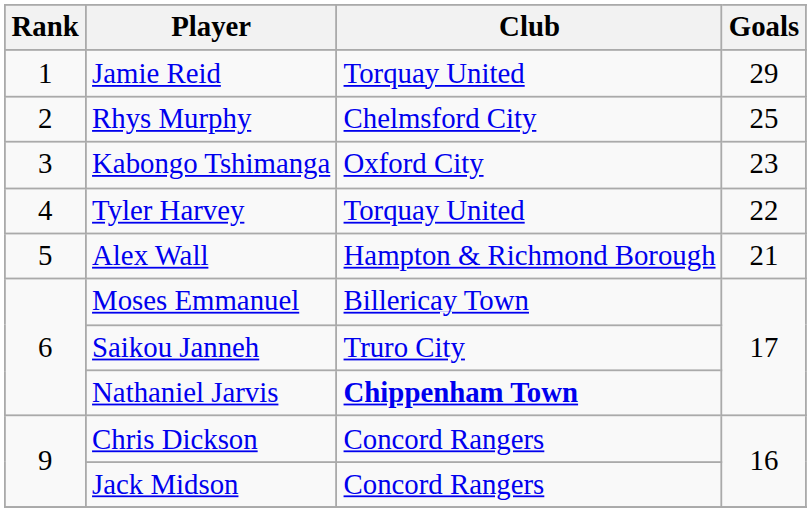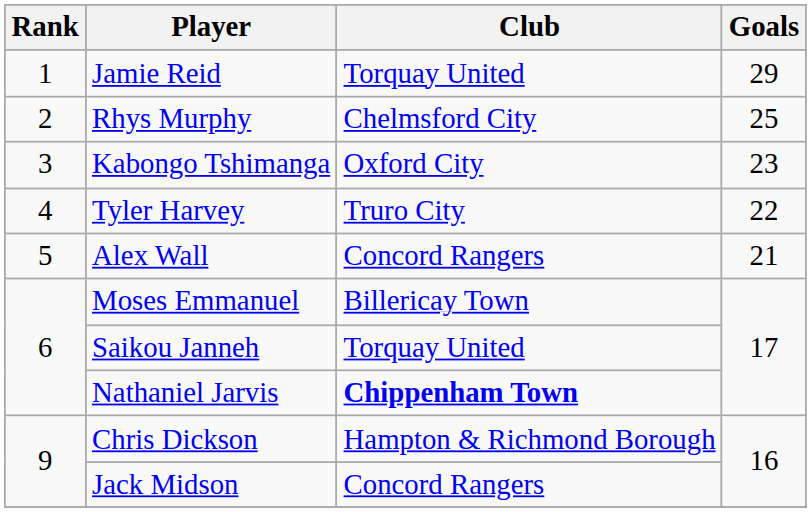(434, 210) Torquay United -> (404, 210) Truro City
(530, 255) Hampton & Richmond Borough -> (444, 255) Concord Rangers
(404, 347) Truro City -> (434, 347) Torquay United
(444, 438) Concord Rangers -> (530, 438) Hampton & Richmond Borough
